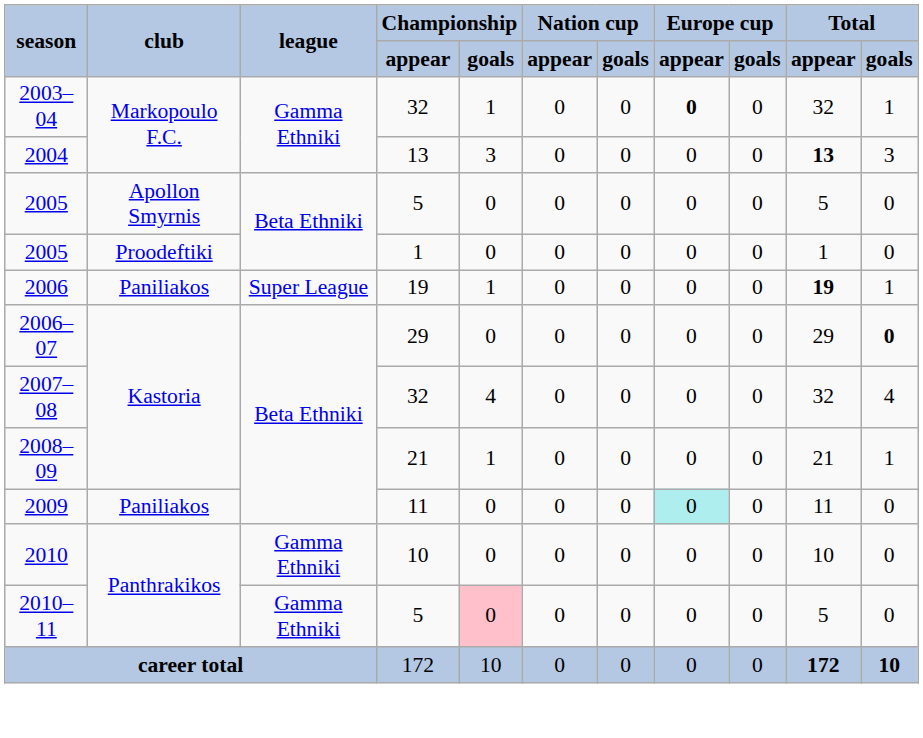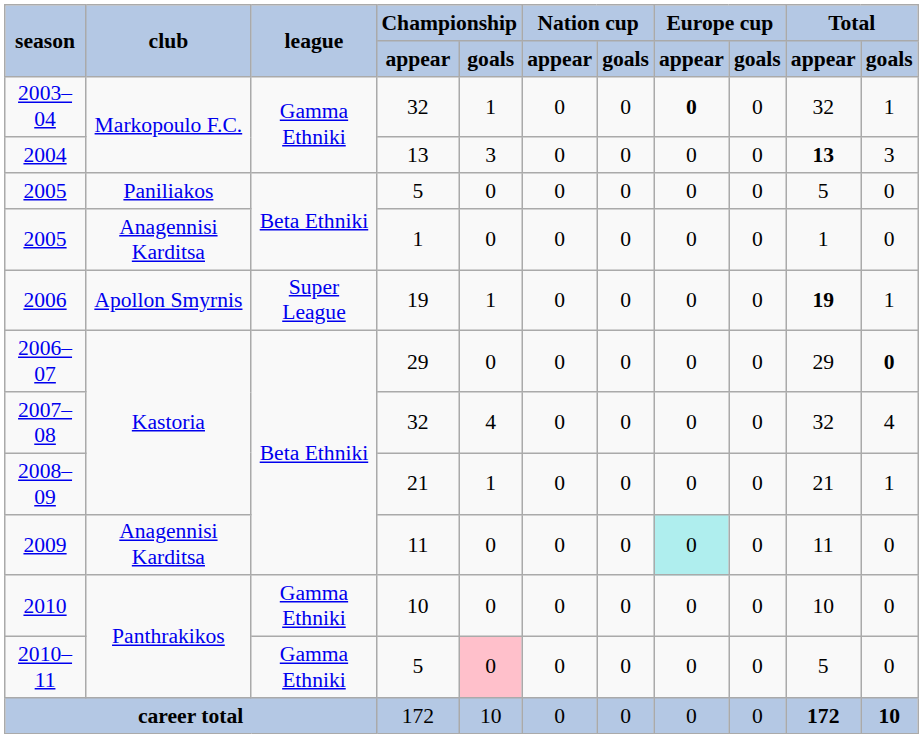(164, 203) Apollon Smyrnis -> (168, 190) Paniliakos
(164, 251) Proodeftiki -> (168, 239) Anagennisi Karditsa
(164, 287) Paniliakos -> (168, 300) Apollon Smyrnis
(164, 506) Paniliakos -> (168, 544) Anagennisi Karditsa
